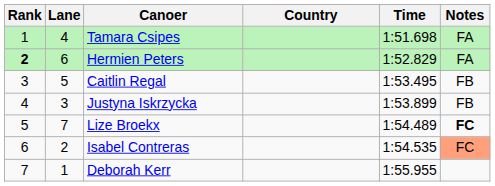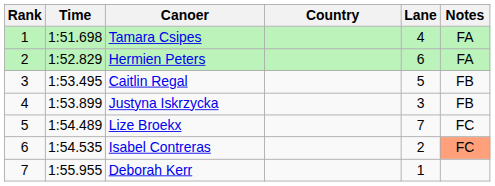columns swapped: (64, 15) <-> (410, 15)
(25, 59) bold -> (25, 59) normal
(465, 125) bold -> (465, 125) normal
